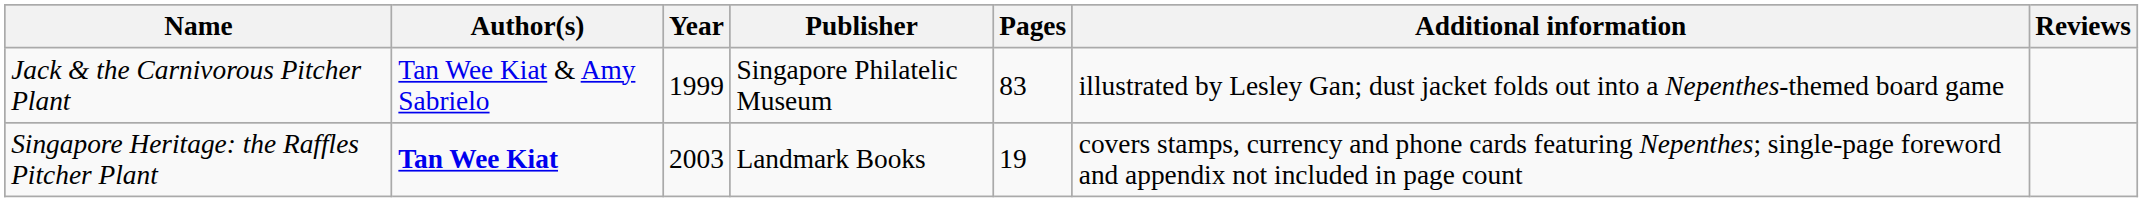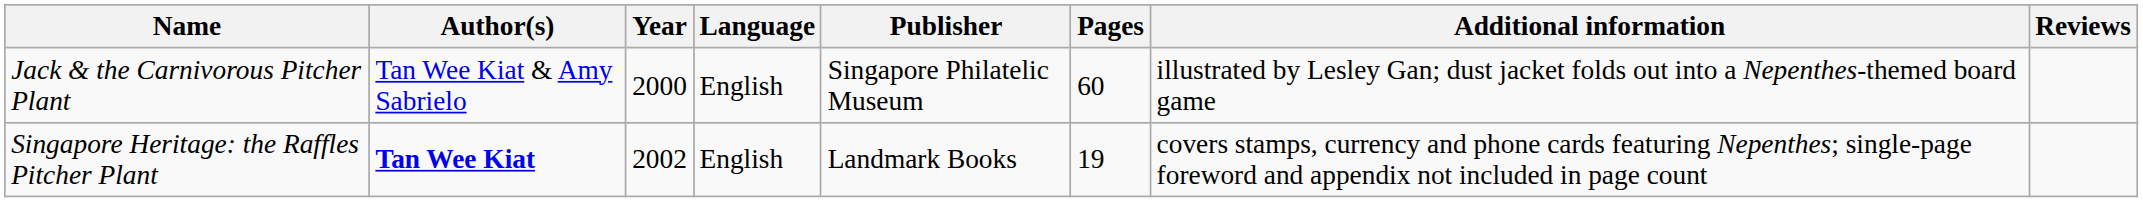+ column: (757, 26)
(696, 84) 1999 -> (660, 84) 2000
(1013, 84) 83 -> (1091, 84) 60
(696, 159) 2003 -> (660, 159) 2002
